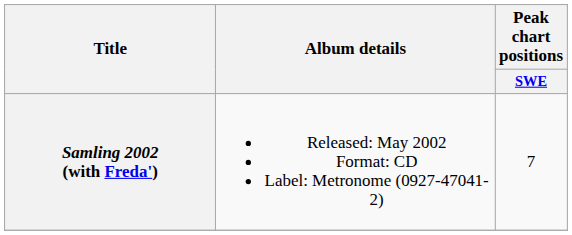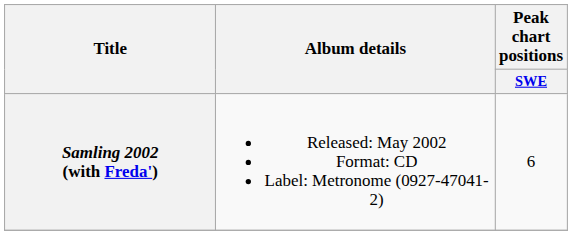(531, 161) 7 -> (531, 161) 6
